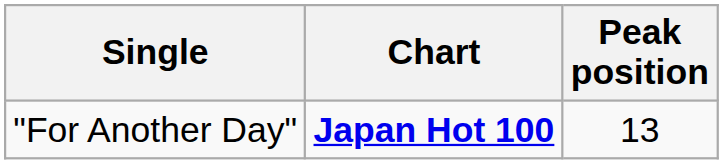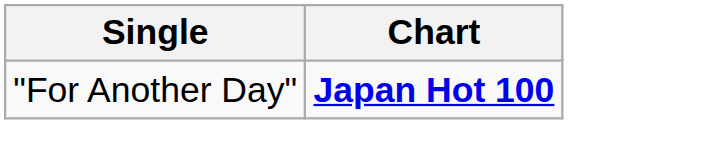- column: (640, 52)
